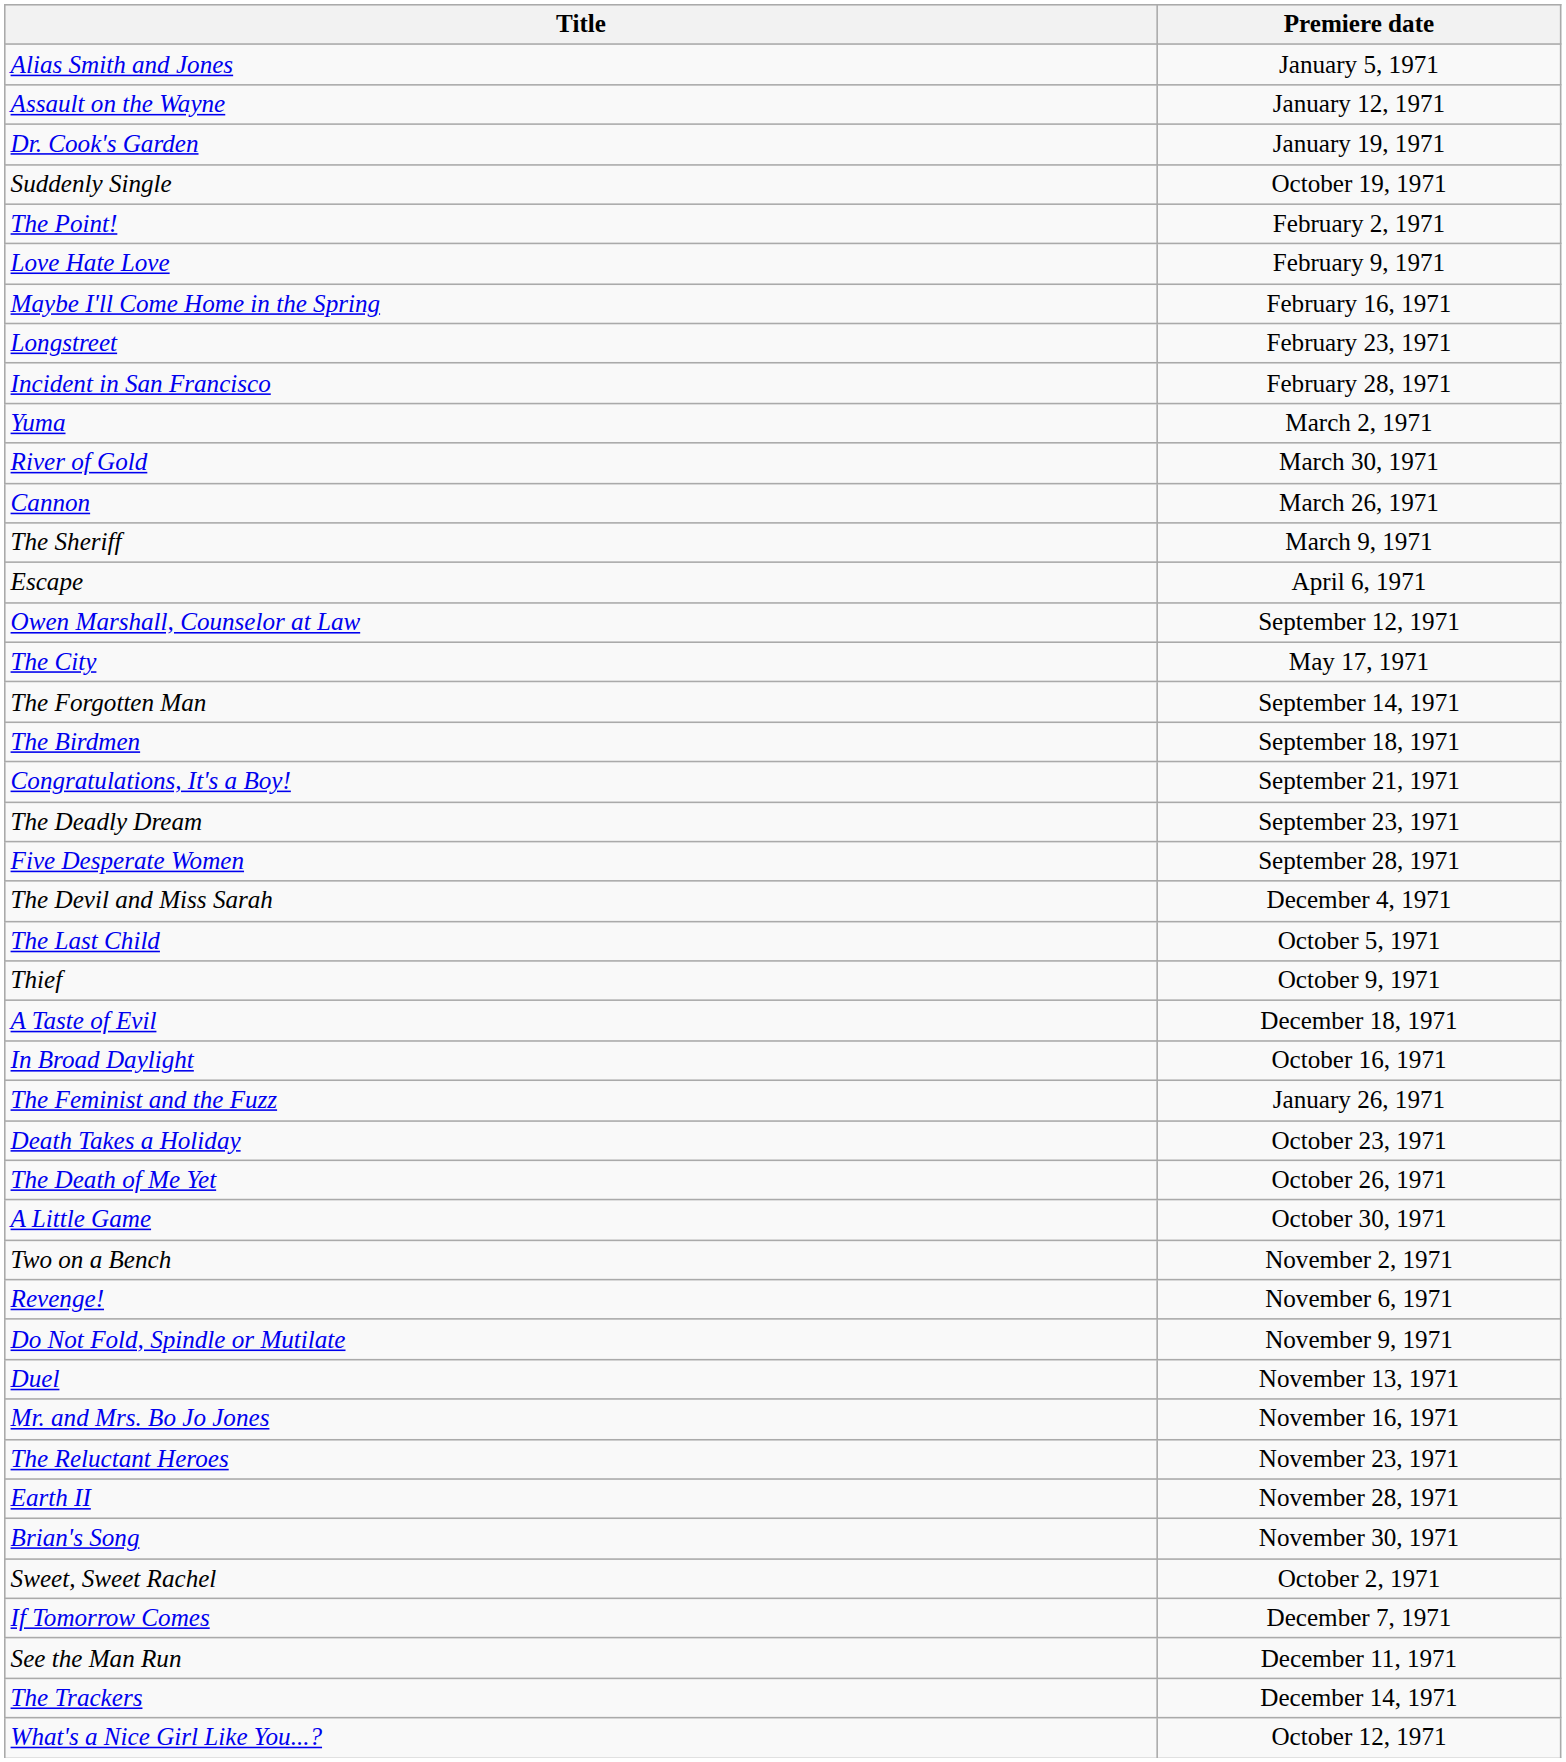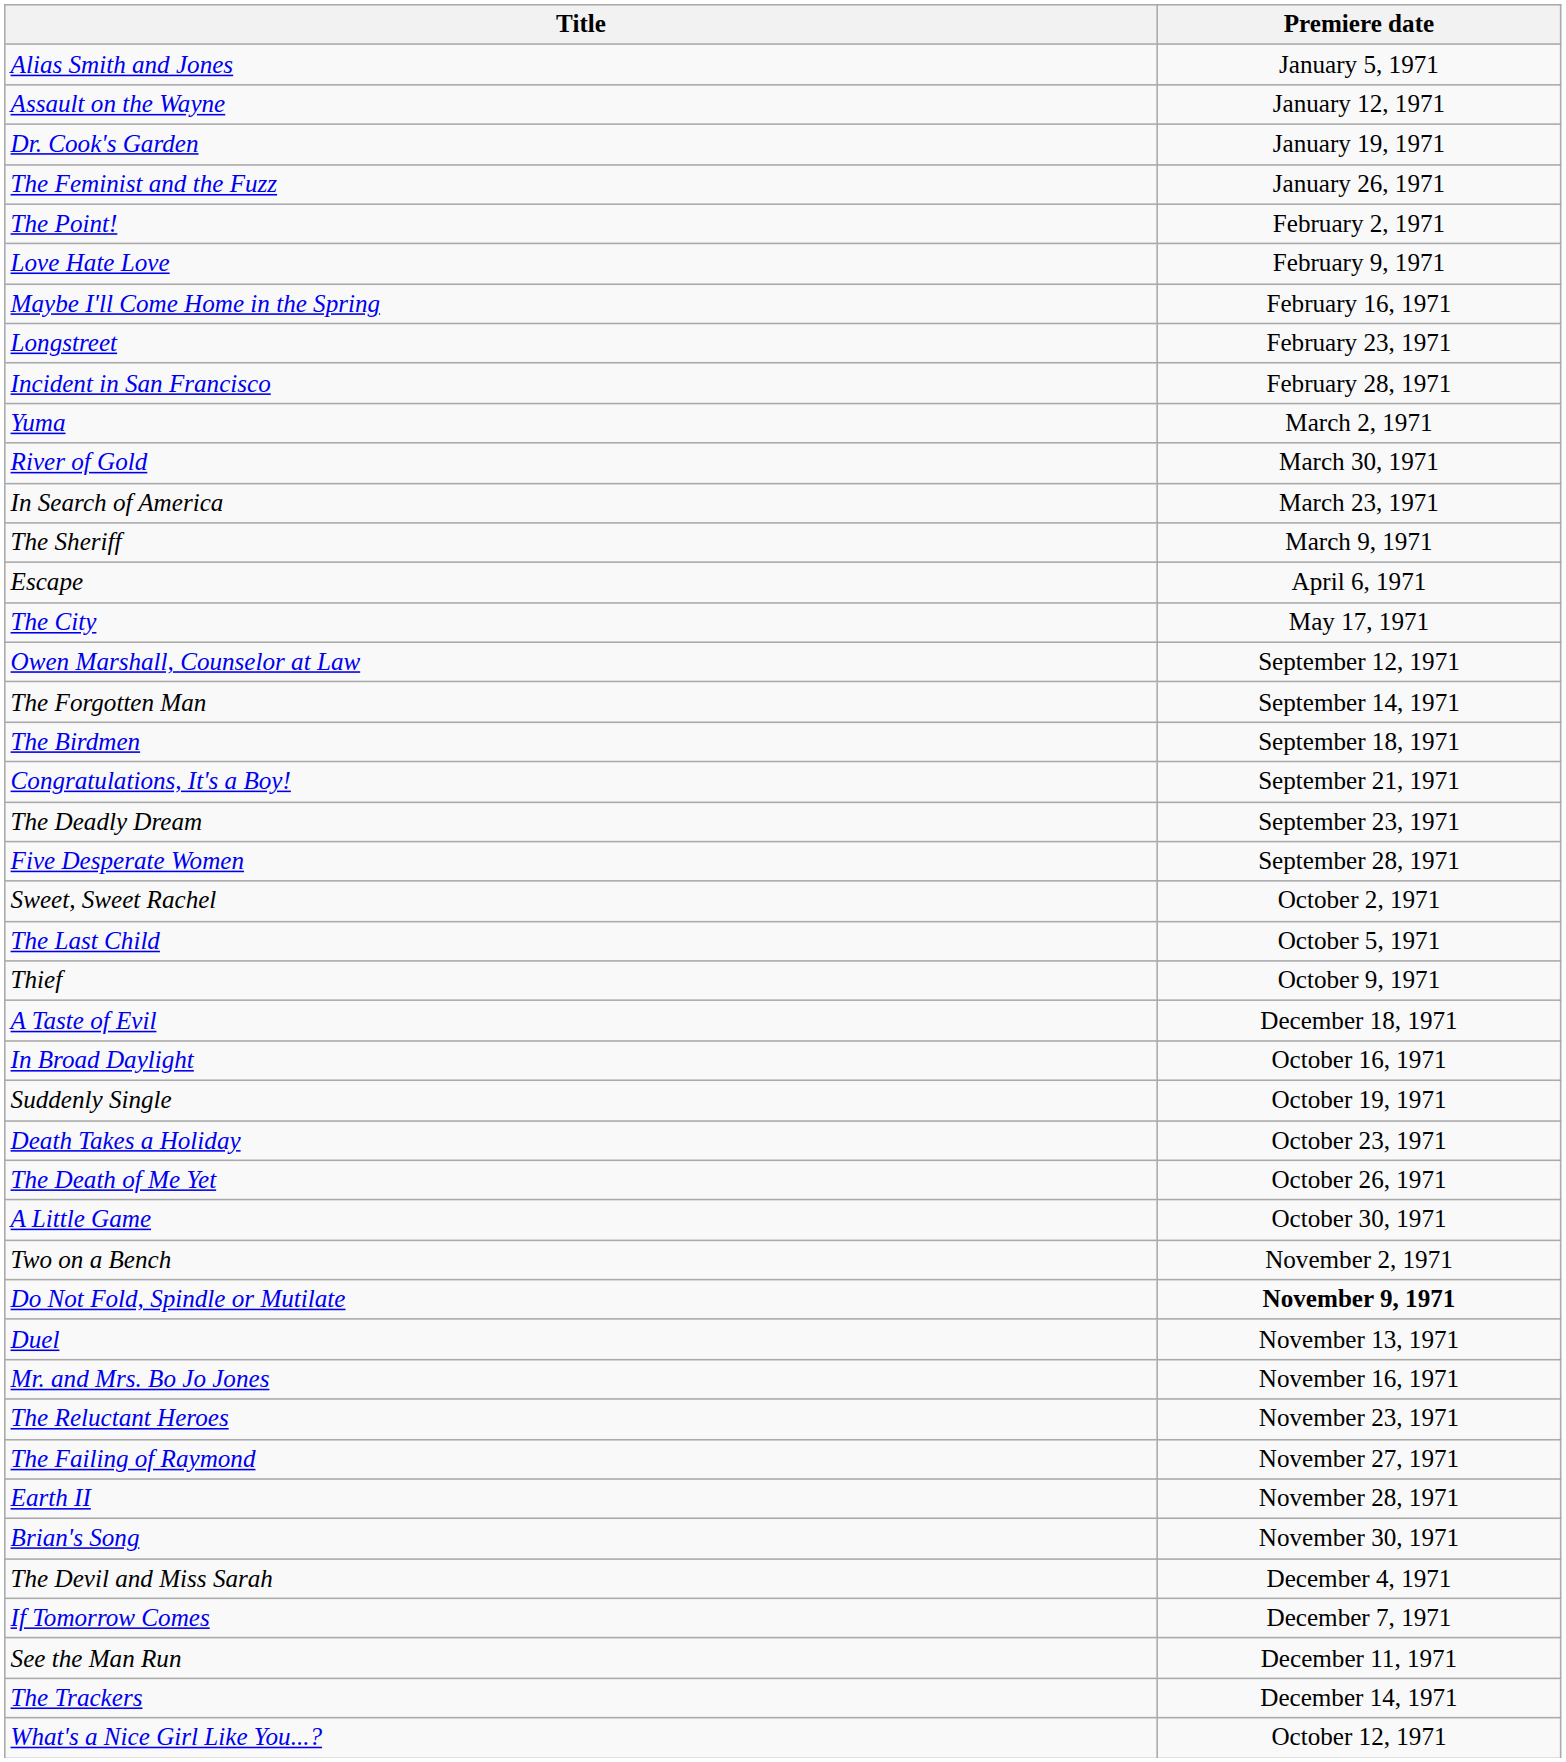rows swapped: (144, 1100) <-> (91, 183)
+ row: (117, 502)
- row: (50, 502)
rows swapped: (53, 661) <-> (185, 622)
rows swapped: (113, 1578) <-> (142, 900)
- row: (57, 1299)
(1359, 1339) normal -> (1359, 1299) bold
+ row: (133, 1458)
